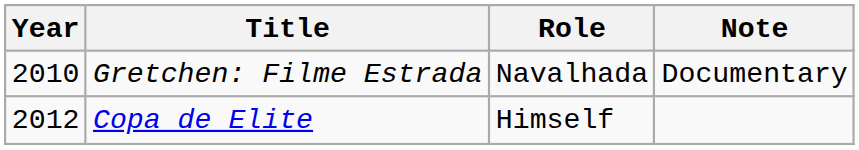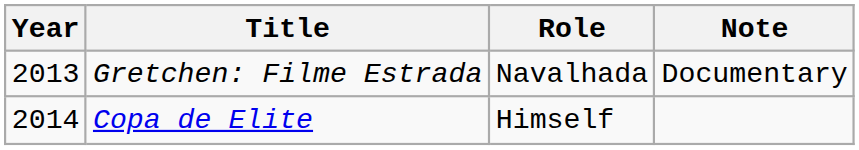(46, 74) 2010 -> (46, 74) 2013
(46, 120) 2012 -> (46, 120) 2014
